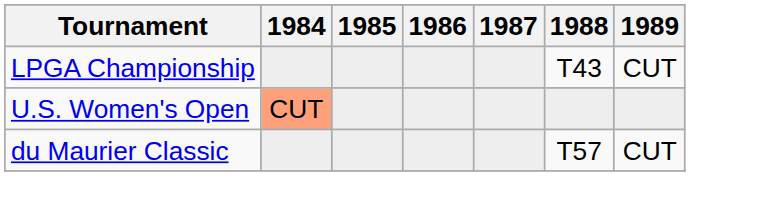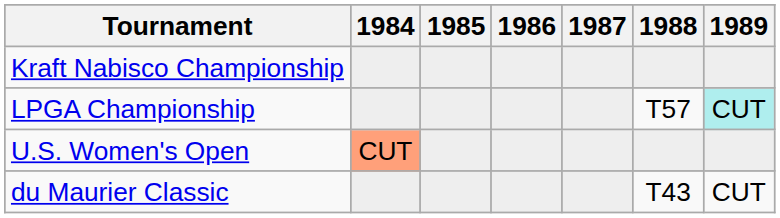+ row: (177, 67)
(579, 67) T43 -> (668, 109) T57
(650, 67) no background -> (739, 109) paleturquoise background
(579, 151) T57 -> (668, 192) T43
